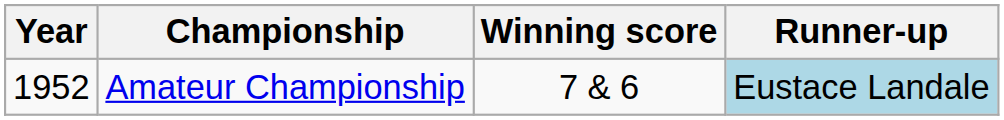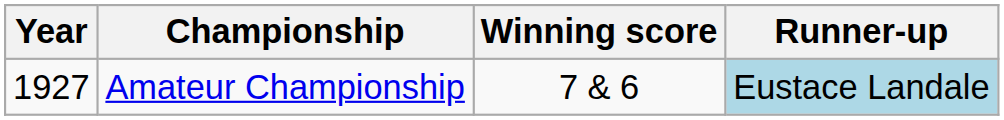(51, 86) 1952 -> (51, 86) 1927
